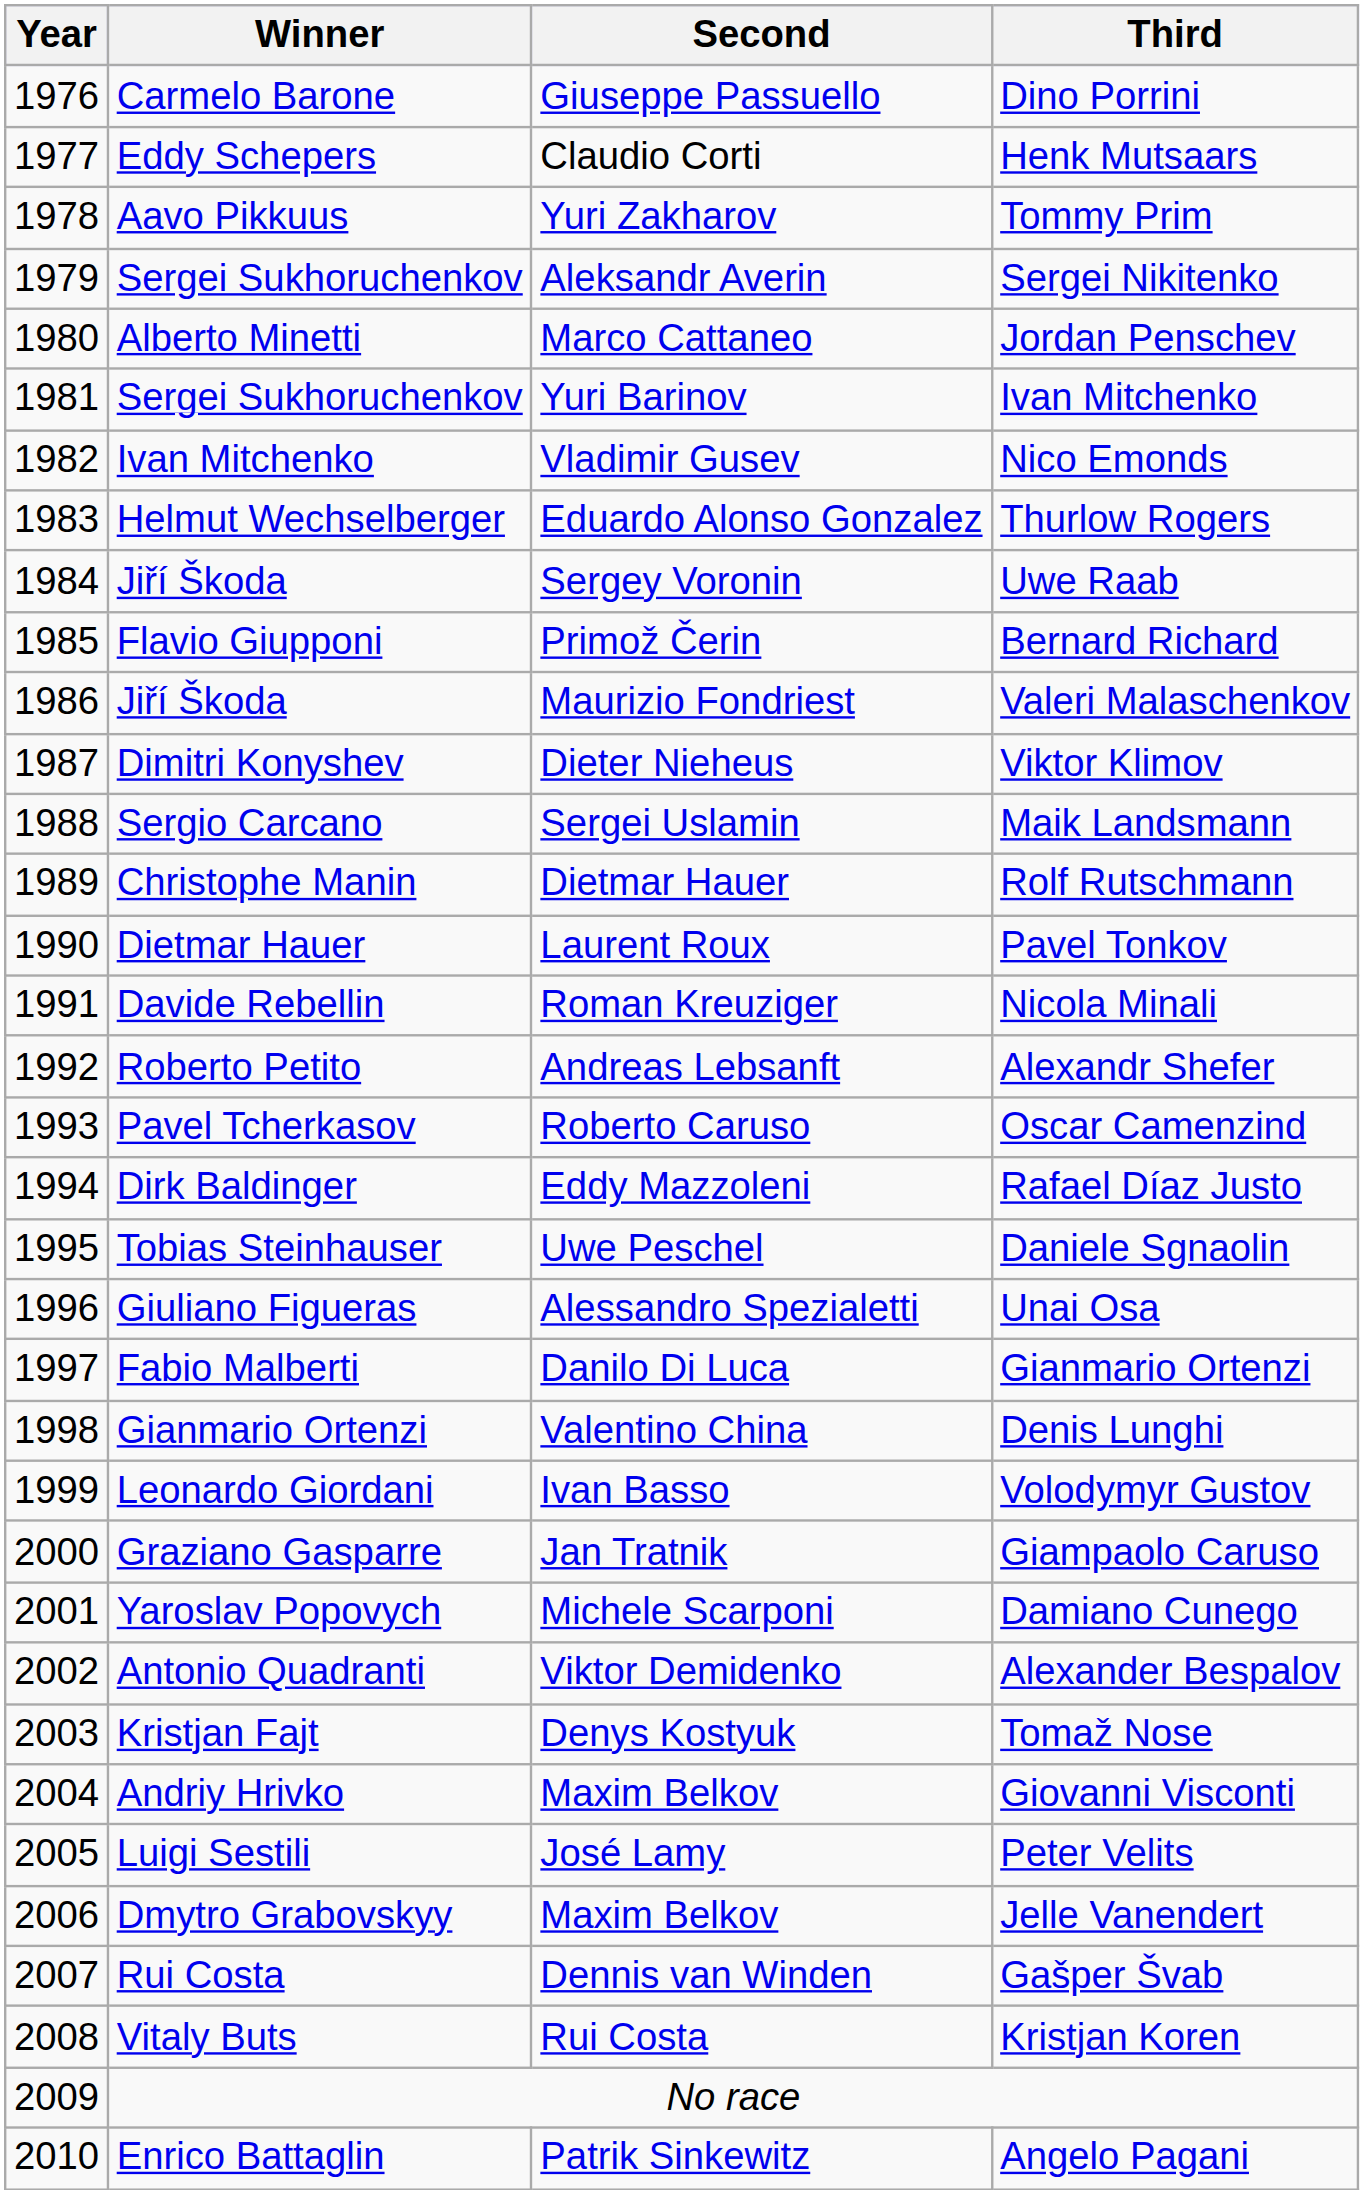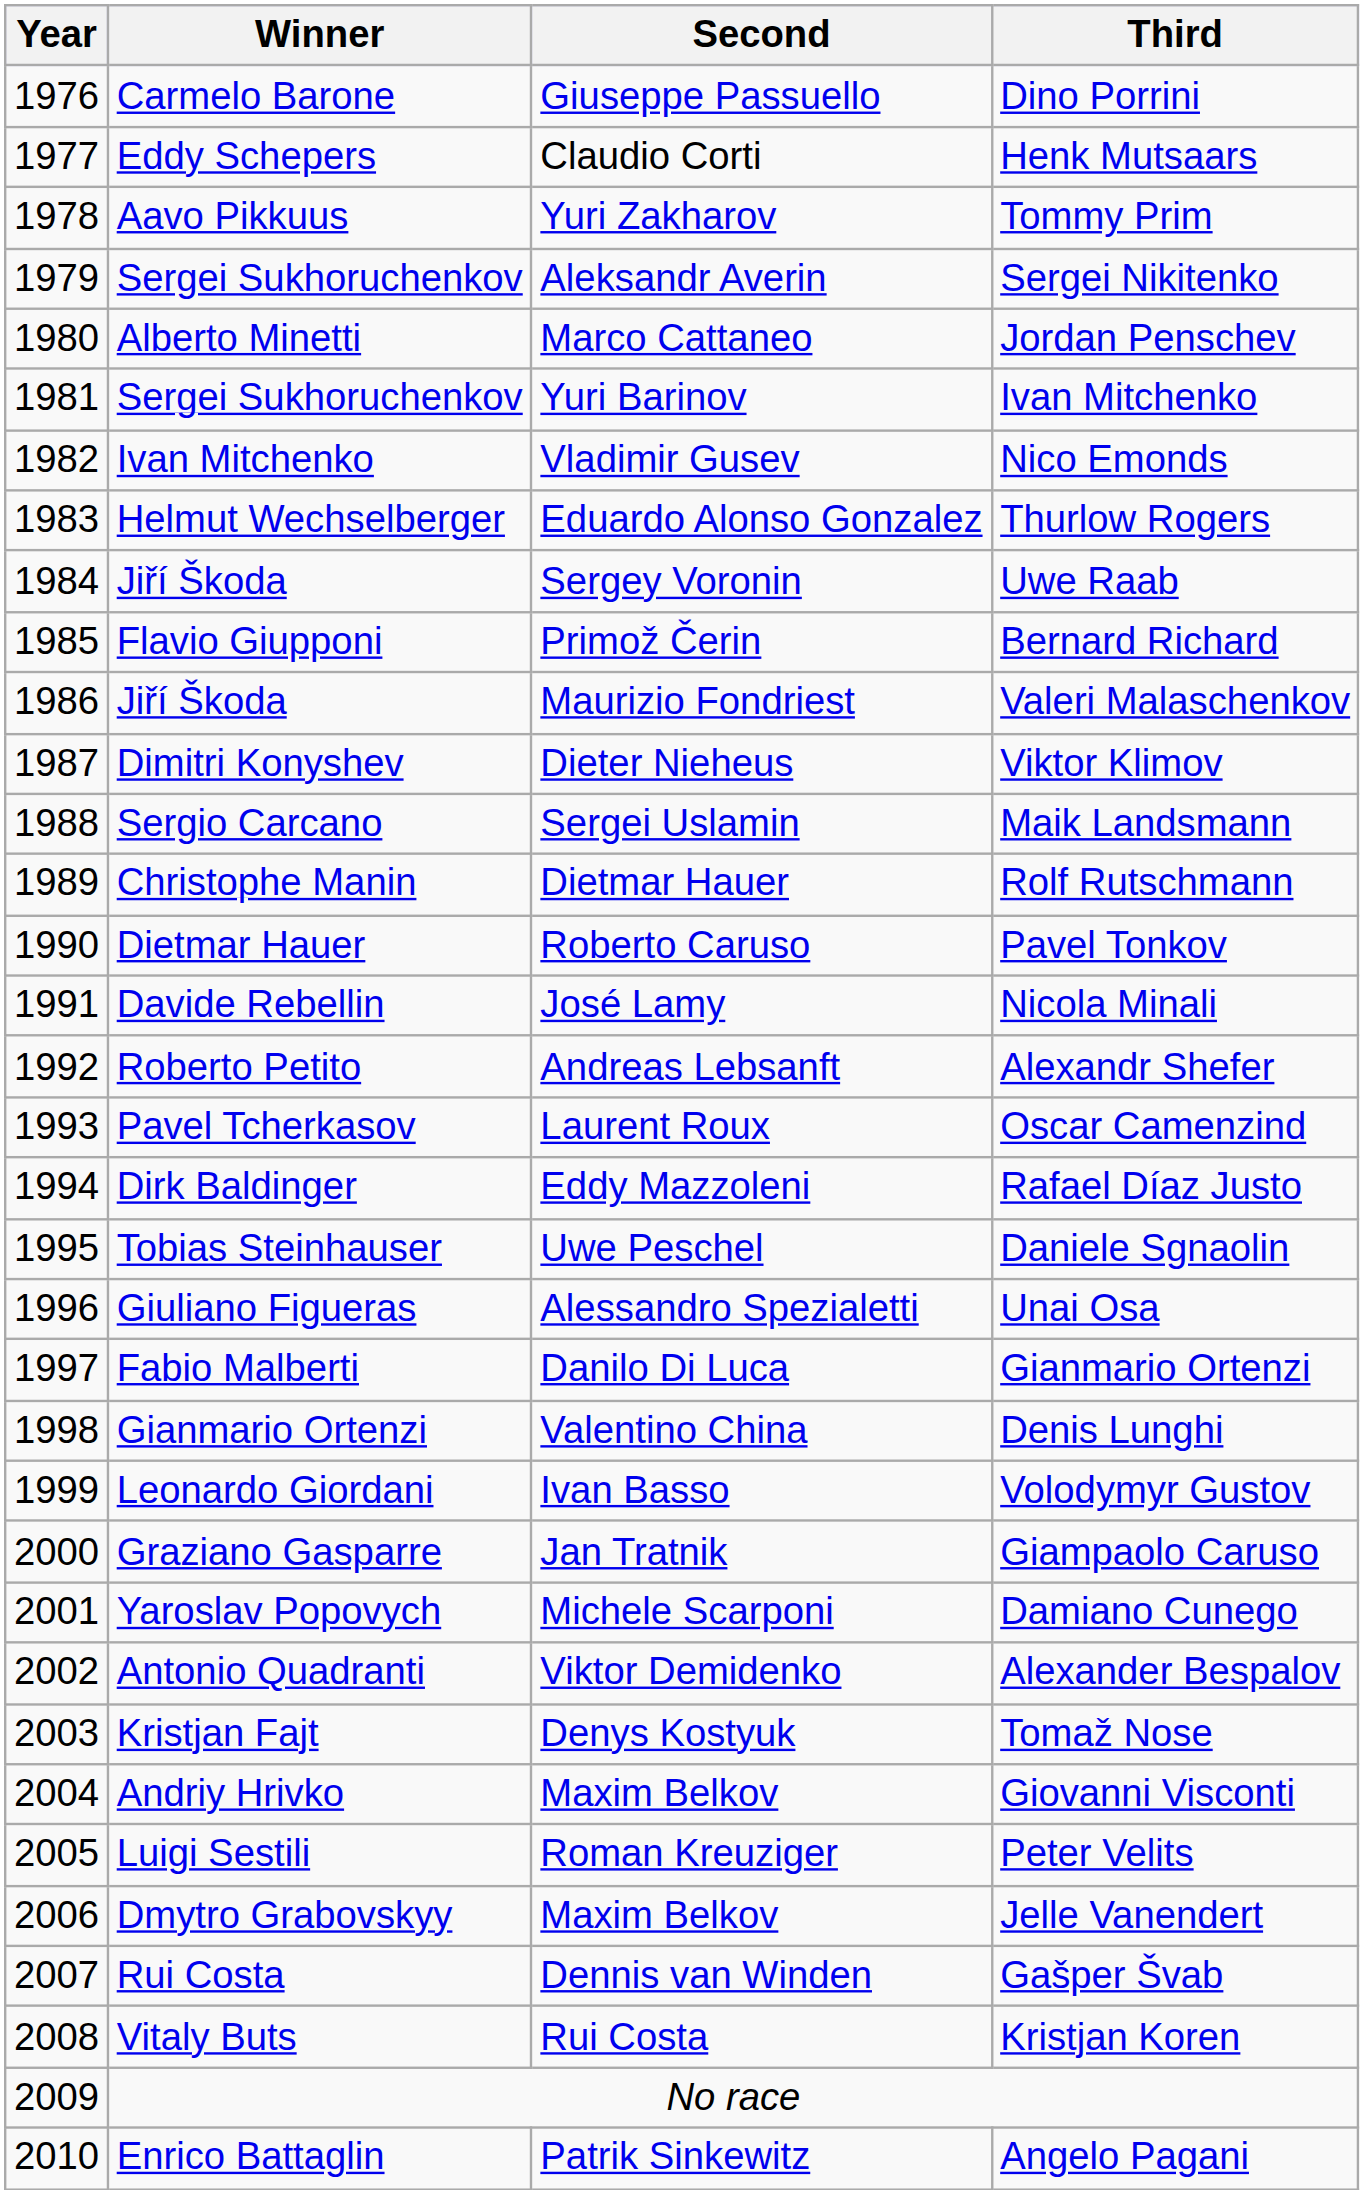(655, 944) Laurent Roux -> (675, 944) Roberto Caruso
(689, 1005) Roman Kreuziger -> (633, 1005) José Lamy
(675, 1126) Roberto Caruso -> (655, 1126) Laurent Roux
(633, 1854) José Lamy -> (689, 1854) Roman Kreuziger
